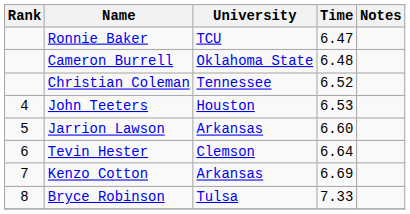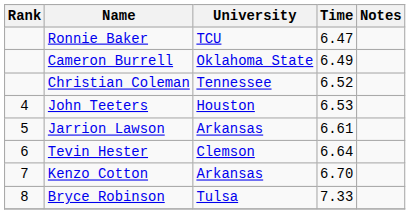(337, 61) 6.48 -> (337, 61) 6.49
(337, 129) 6.60 -> (337, 129) 6.61
(337, 175) 6.69 -> (337, 175) 6.70
